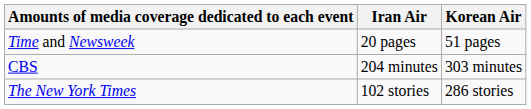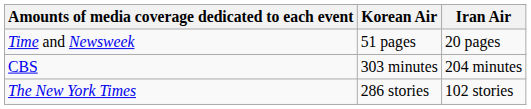columns swapped: (484, 16) <-> (399, 16)
